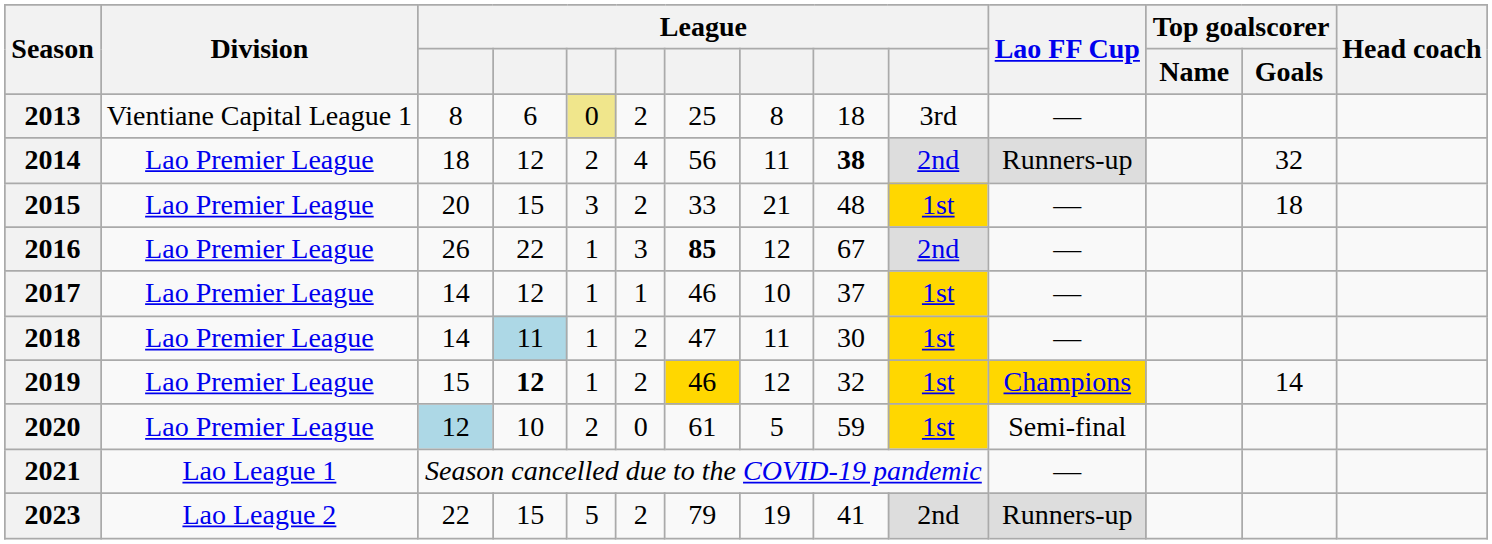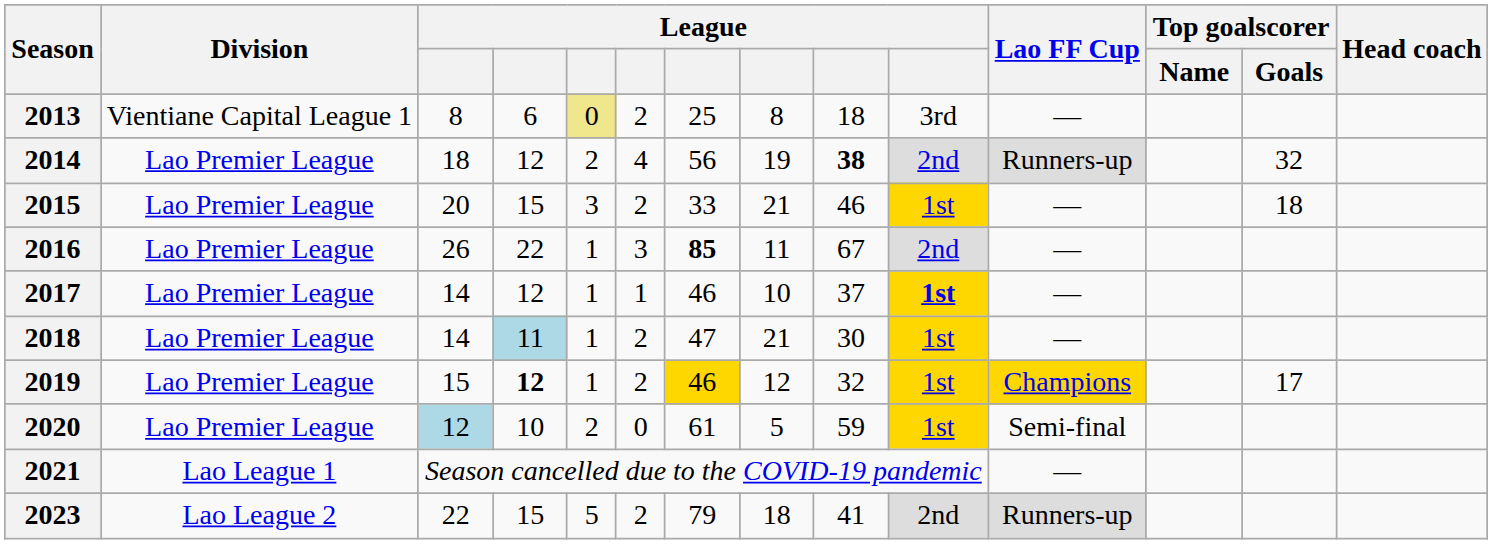(777, 159) 11 -> (777, 159) 19
(851, 204) 48 -> (851, 204) 46
(777, 248) 12 -> (777, 248) 11
(938, 293) normal -> (938, 293) bold
(777, 337) 11 -> (777, 337) 21
(1289, 381) 14 -> (1289, 381) 17
(777, 515) 19 -> (777, 515) 18
